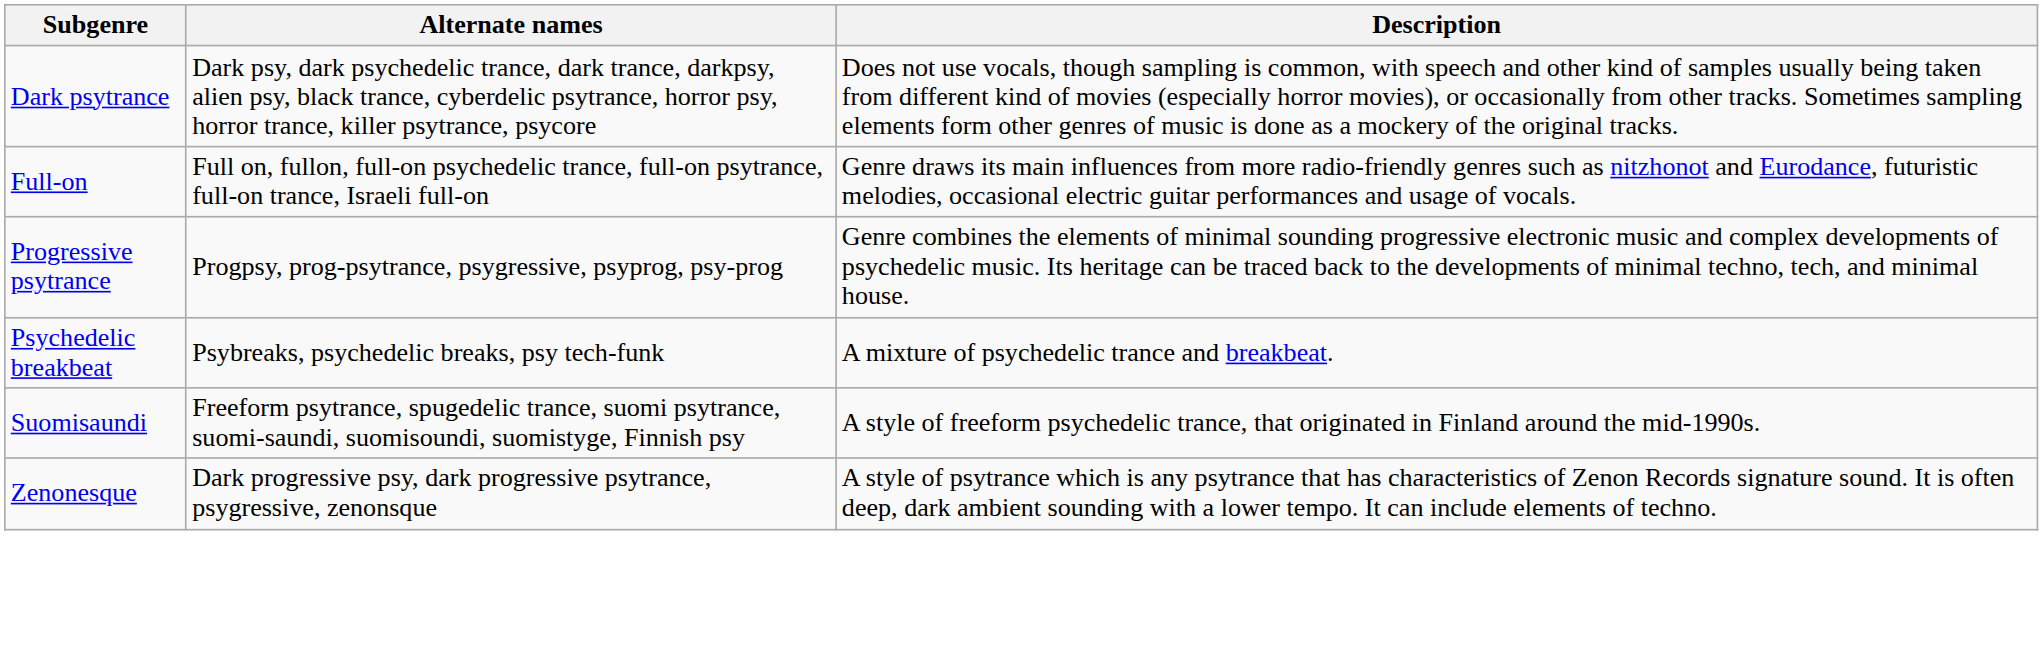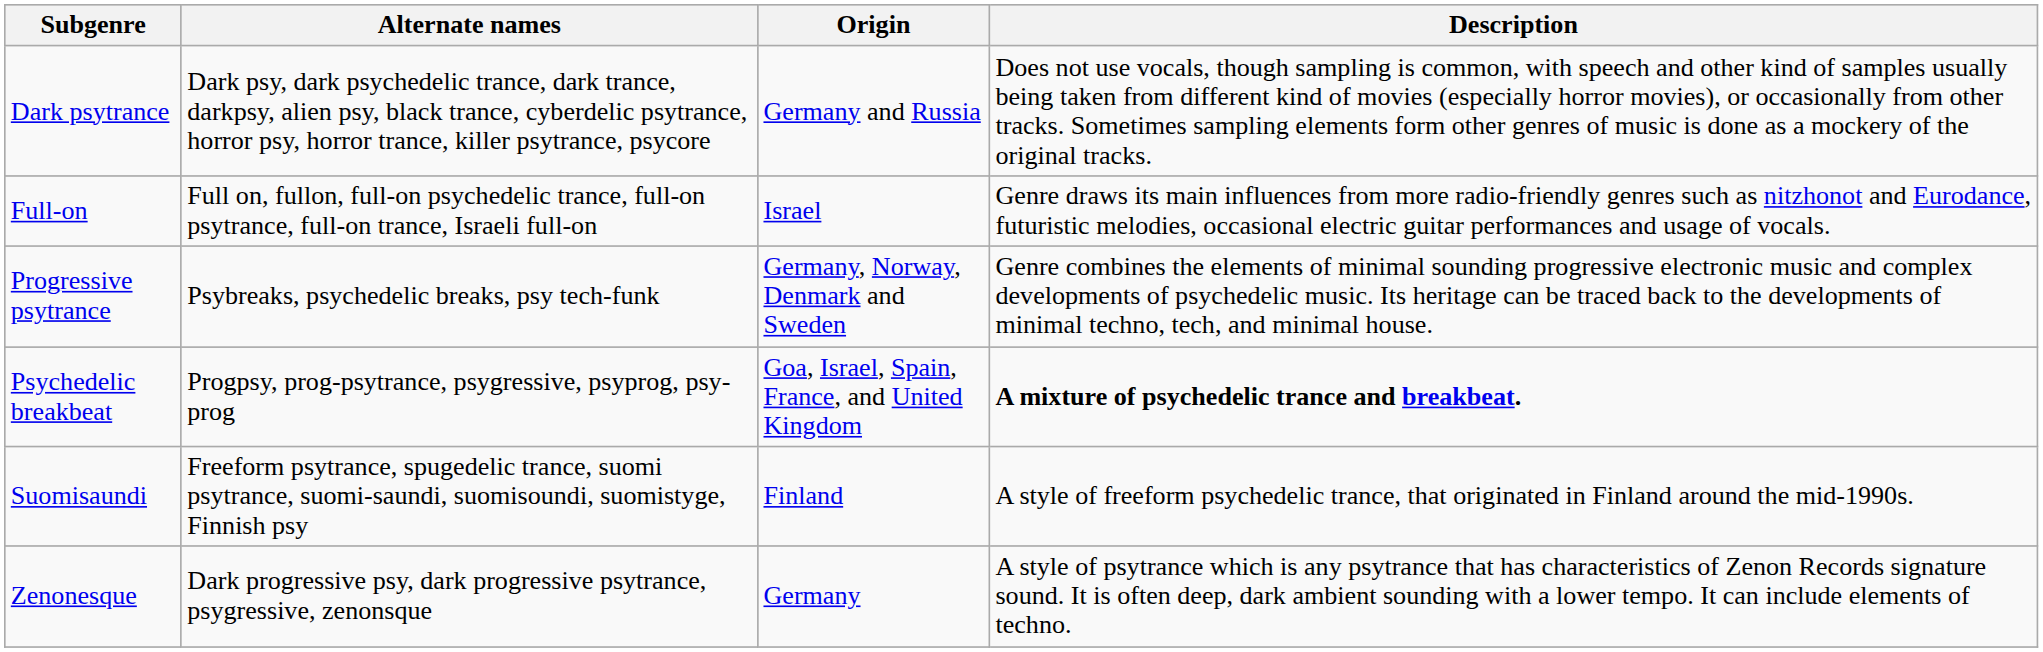+ column: (873, 25)
(488, 266) Progpsy, prog-psytrance, psygressive, psyprog, psy-prog -> (423, 295) Psybreaks, psychedelic breaks, psy tech-funk
(428, 351) Psybreaks, psychedelic breaks, psy tech-funk -> (459, 396) Progpsy, prog-psytrance, psygressive, psyprog, psy-prog
(1088, 351) normal -> (1258, 396) bold
